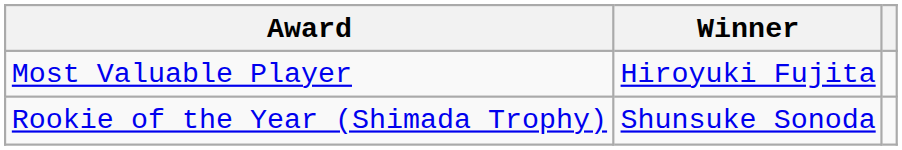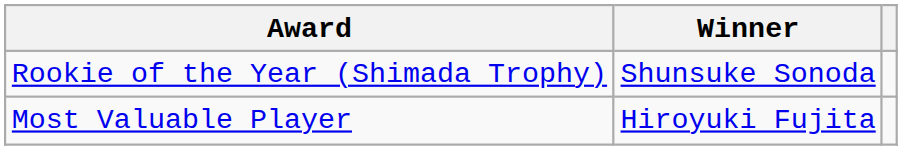rows swapped: (182, 74) <-> (309, 121)
